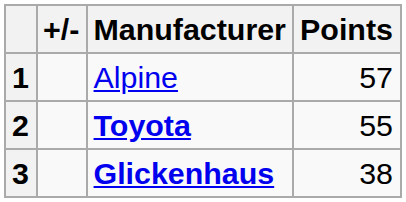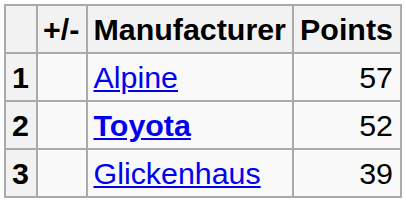(376, 126) 55 -> (376, 126) 52
(184, 174) bold -> (177, 174) normal
(376, 174) 38 -> (376, 174) 39
